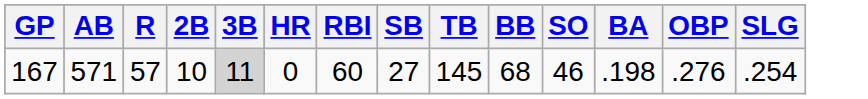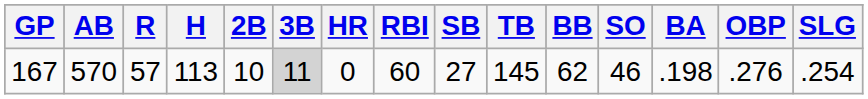+ column: (196, 26)
(94, 70) 571 -> (94, 70) 570
(515, 70) 68 -> (573, 70) 62
